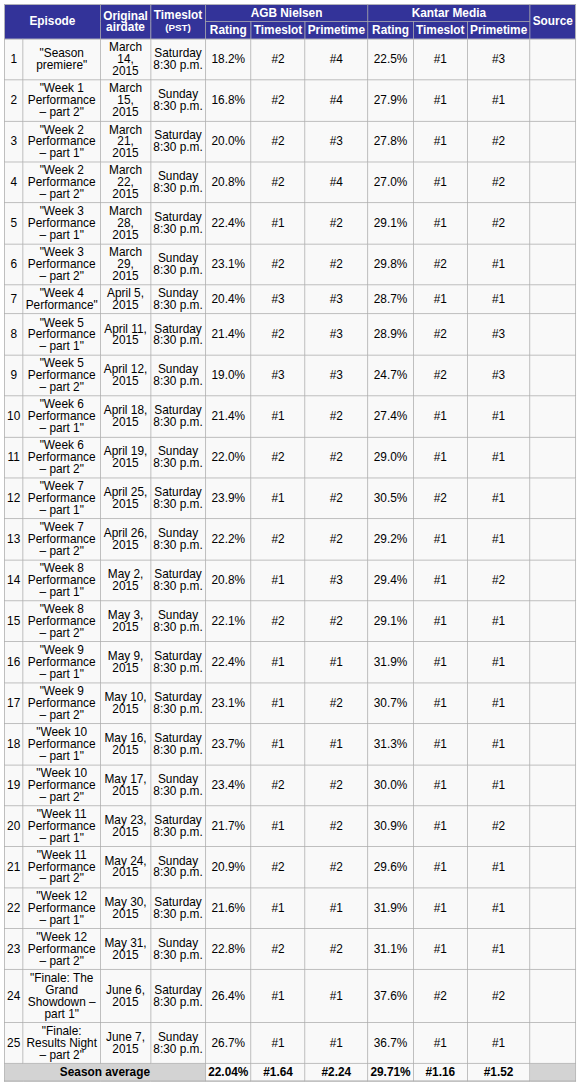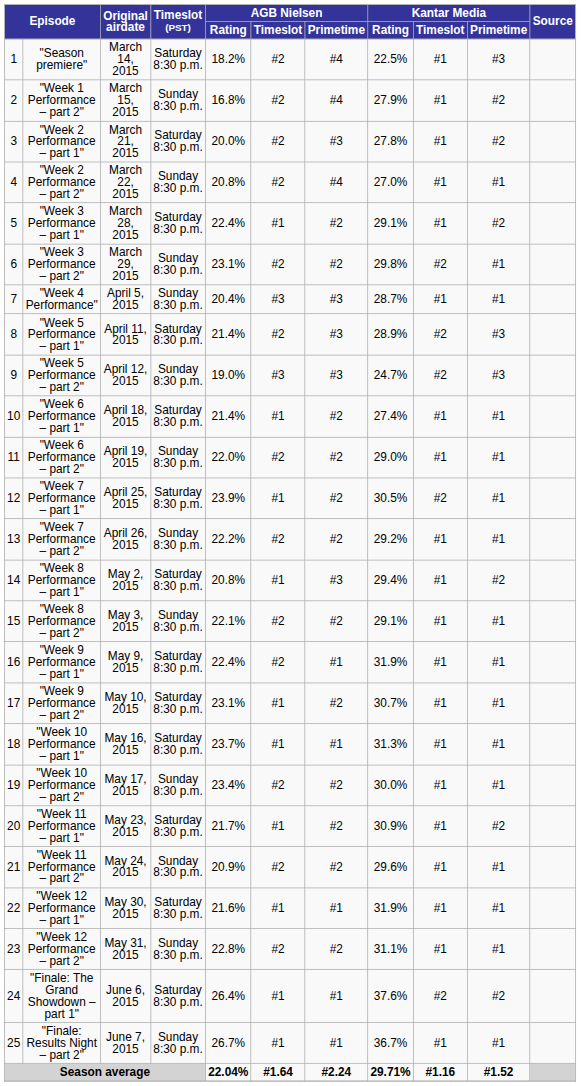(499, 100) #1 -> (499, 100) #2
(499, 182) #2 -> (499, 182) #1
(278, 662) #1 -> (278, 662) #2
